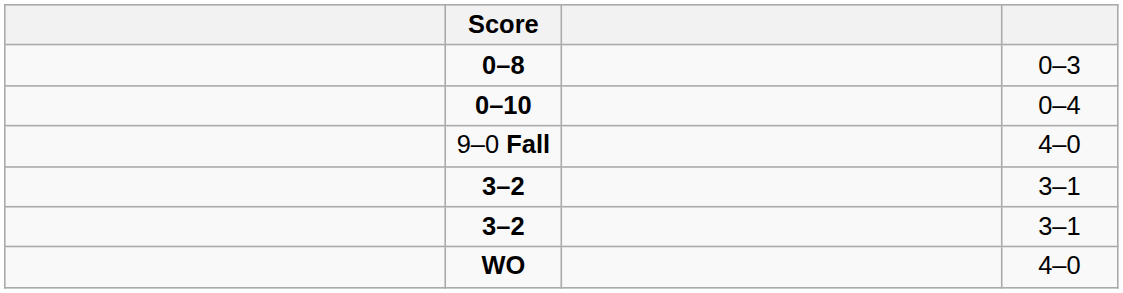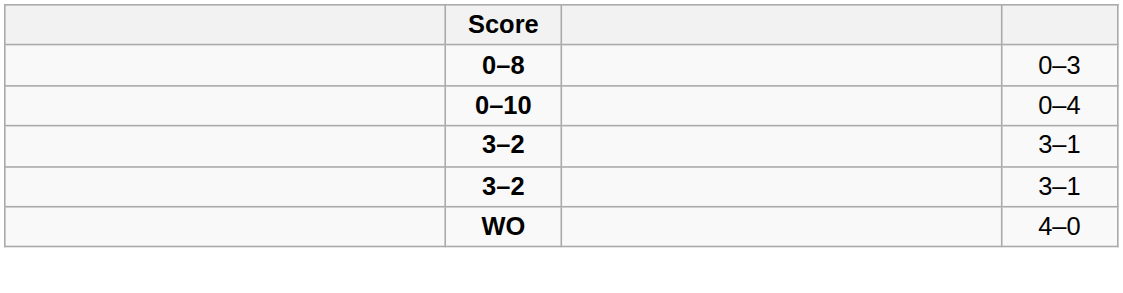- row: (503, 145)
